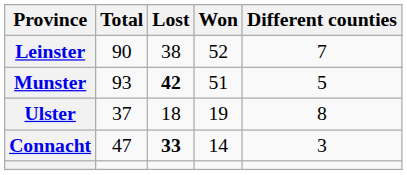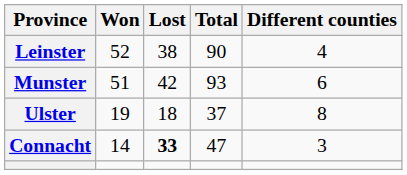columns swapped: (218, 20) <-> (122, 20)
(322, 51) 7 -> (322, 51) 4
(171, 82) bold -> (167, 82) normal
(322, 82) 5 -> (322, 82) 6
